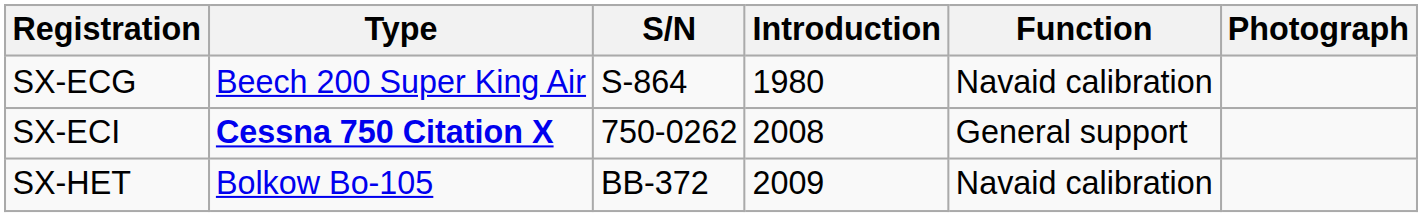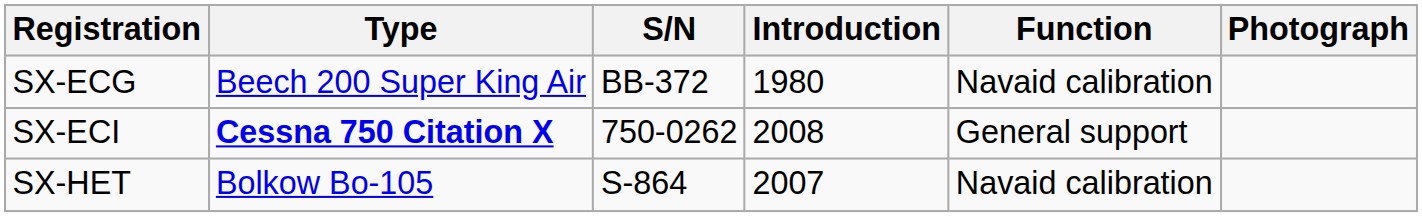(644, 81) S-864 -> (655, 81) BB-372
(655, 183) BB-372 -> (644, 183) S-864
(788, 183) 2009 -> (788, 183) 2007
